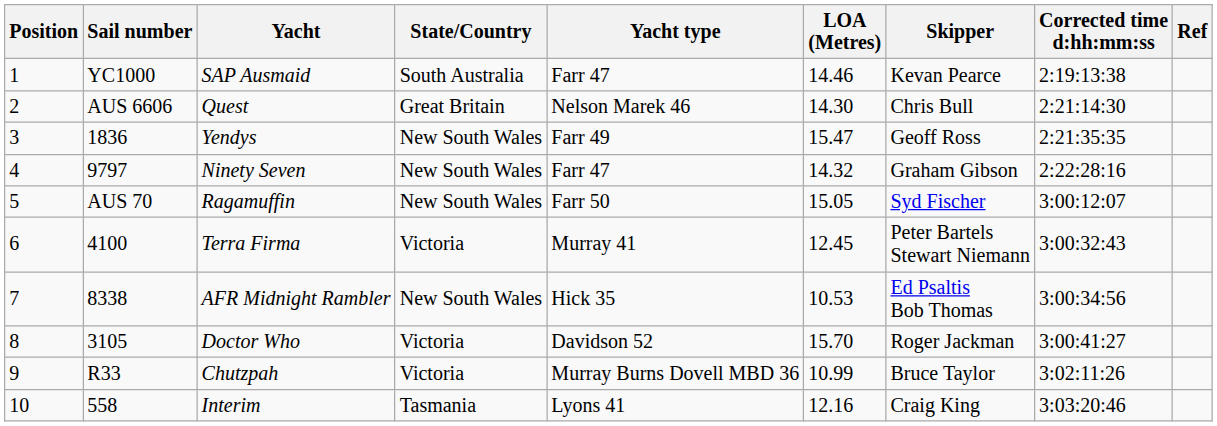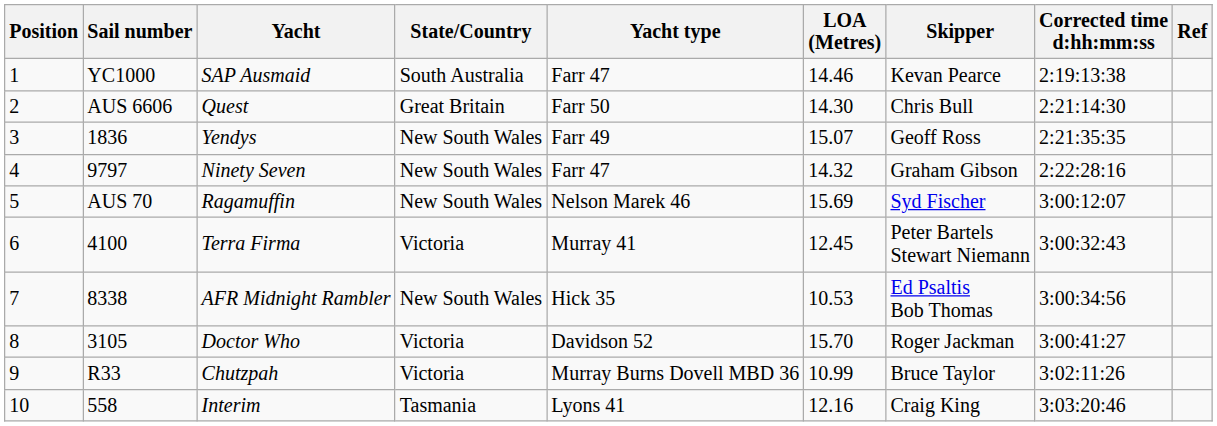(621, 106) Nelson Marek 46 -> (581, 106) Farr 50
(831, 138) 15.47 -> (831, 138) 15.07
(581, 201) Farr 50 -> (621, 201) Nelson Marek 46
(831, 201) 15.05 -> (831, 201) 15.69
